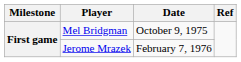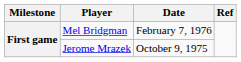(172, 30) October 9, 1975 -> (174, 30) February 7, 1976
(174, 48) February 7, 1976 -> (172, 48) October 9, 1975
